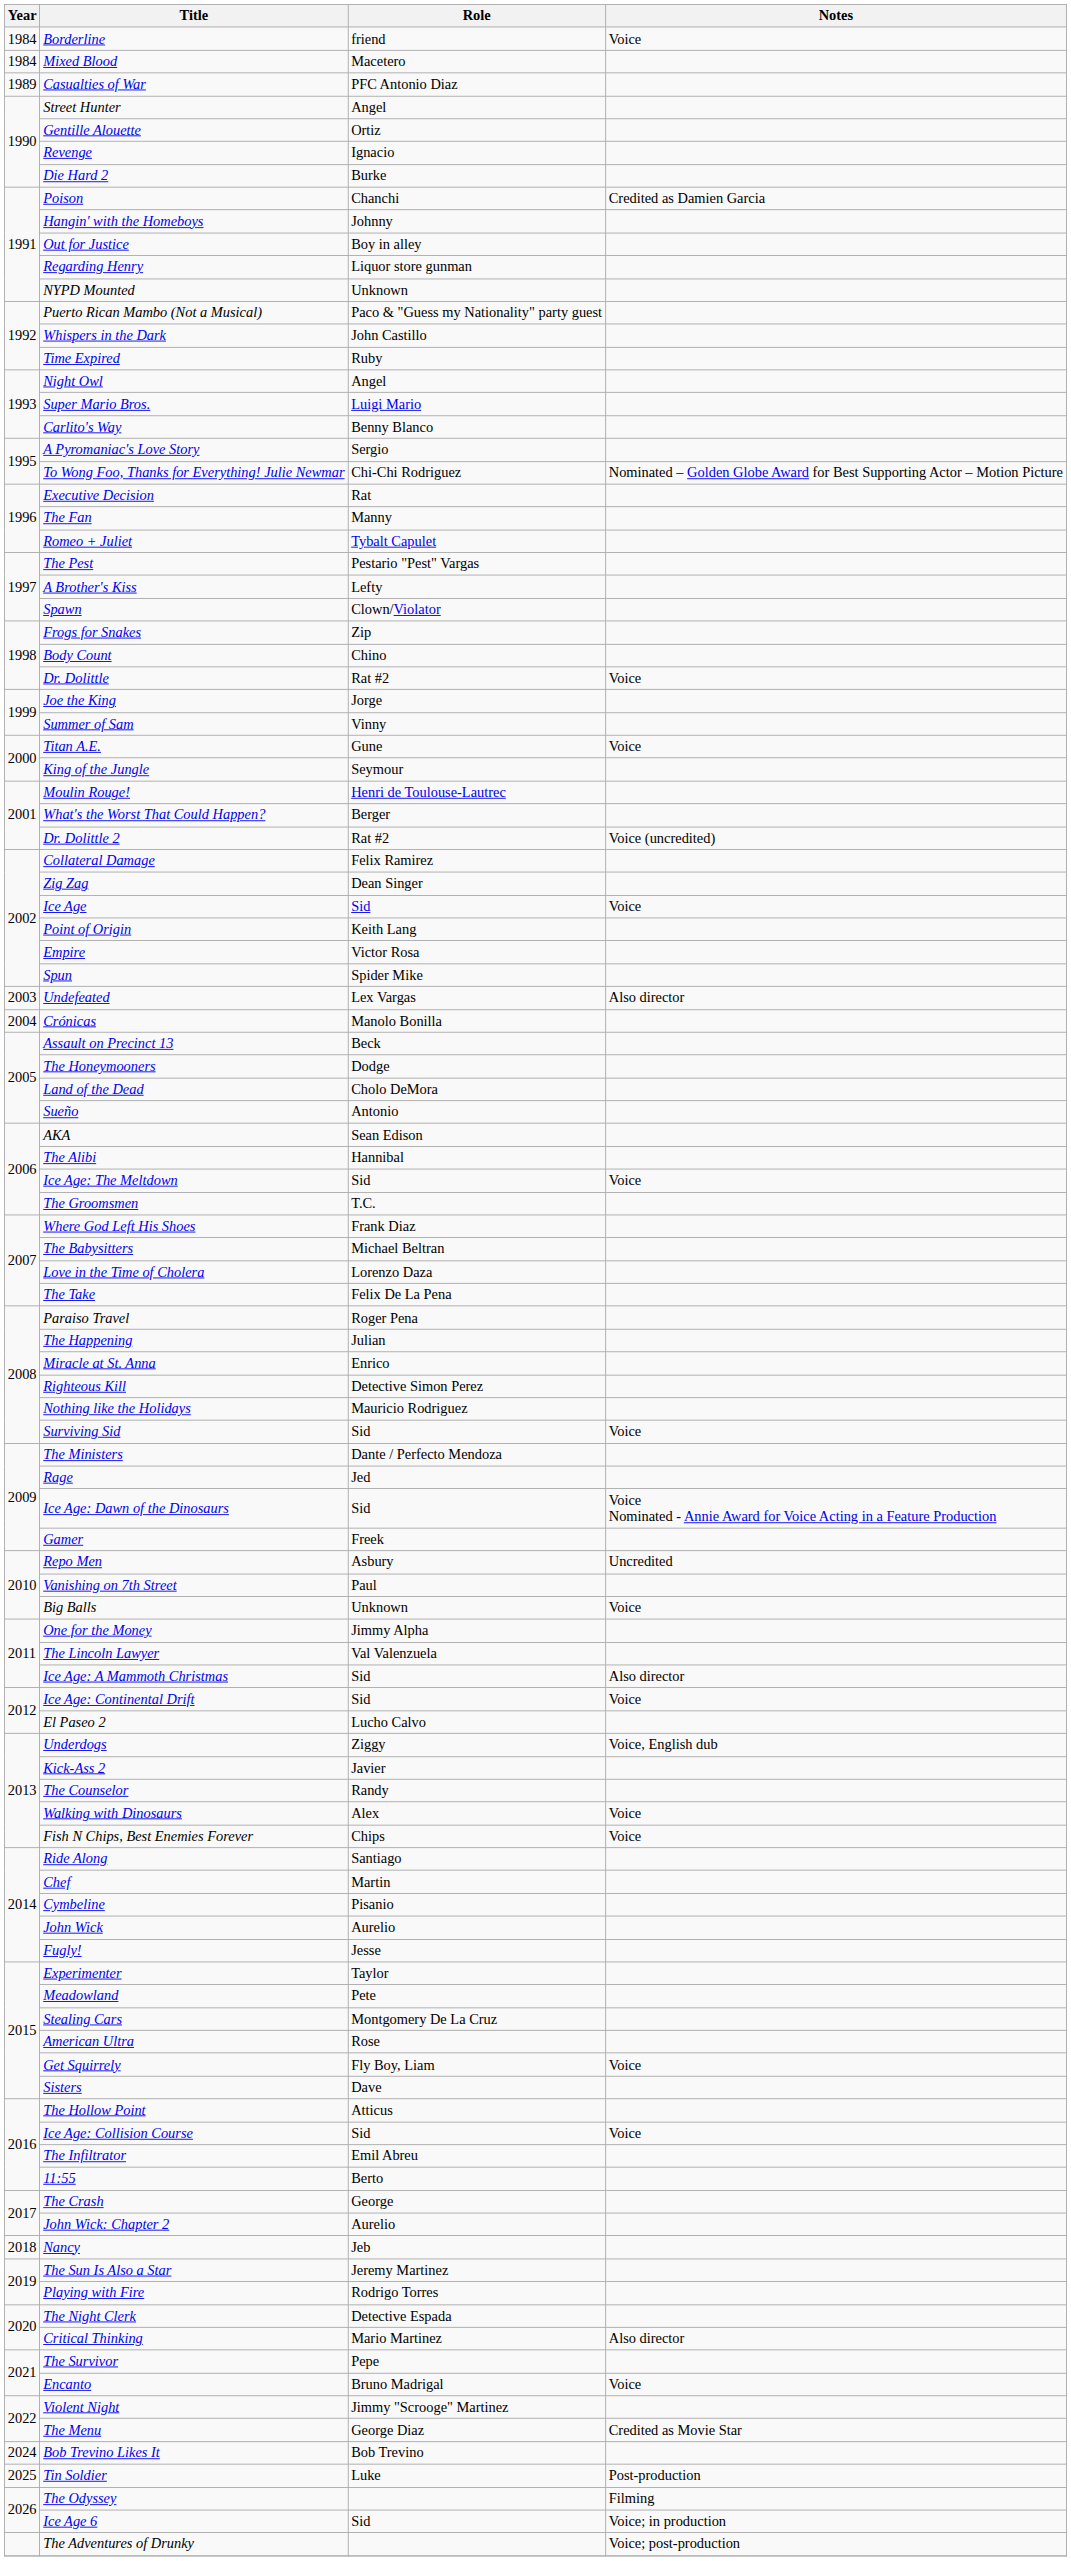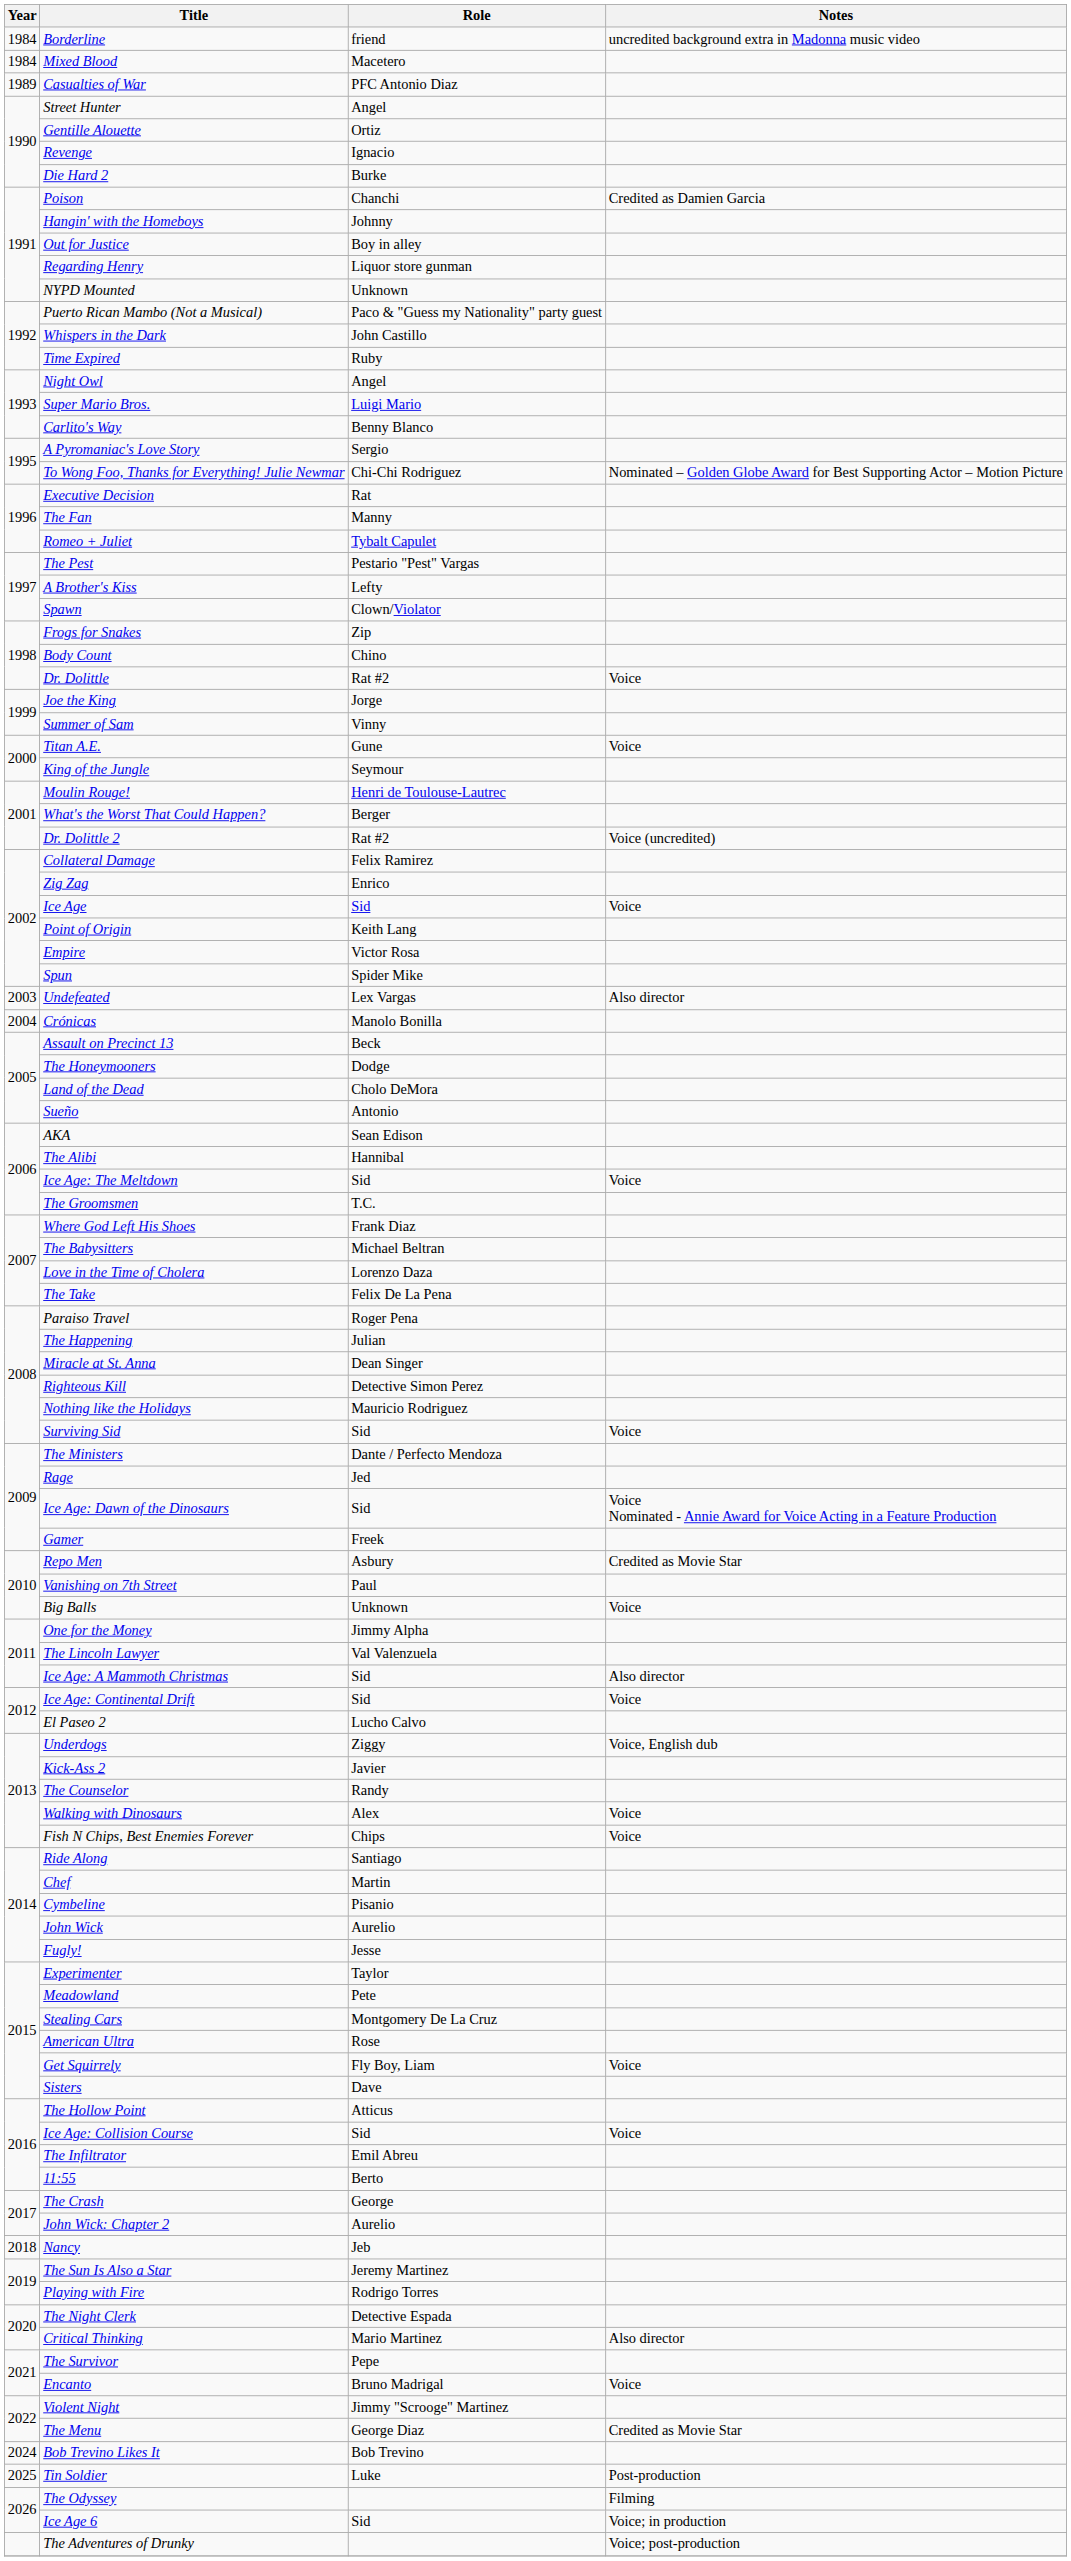(625, 38) Voice -> (764, 38) uncredited background extra in Madonna music video
(387, 883) Dean Singer -> (370, 883) Enrico
(370, 1363) Enrico -> (387, 1363) Dean Singer
(641, 1562) Uncredited -> (675, 1562) Credited as Movie Star
